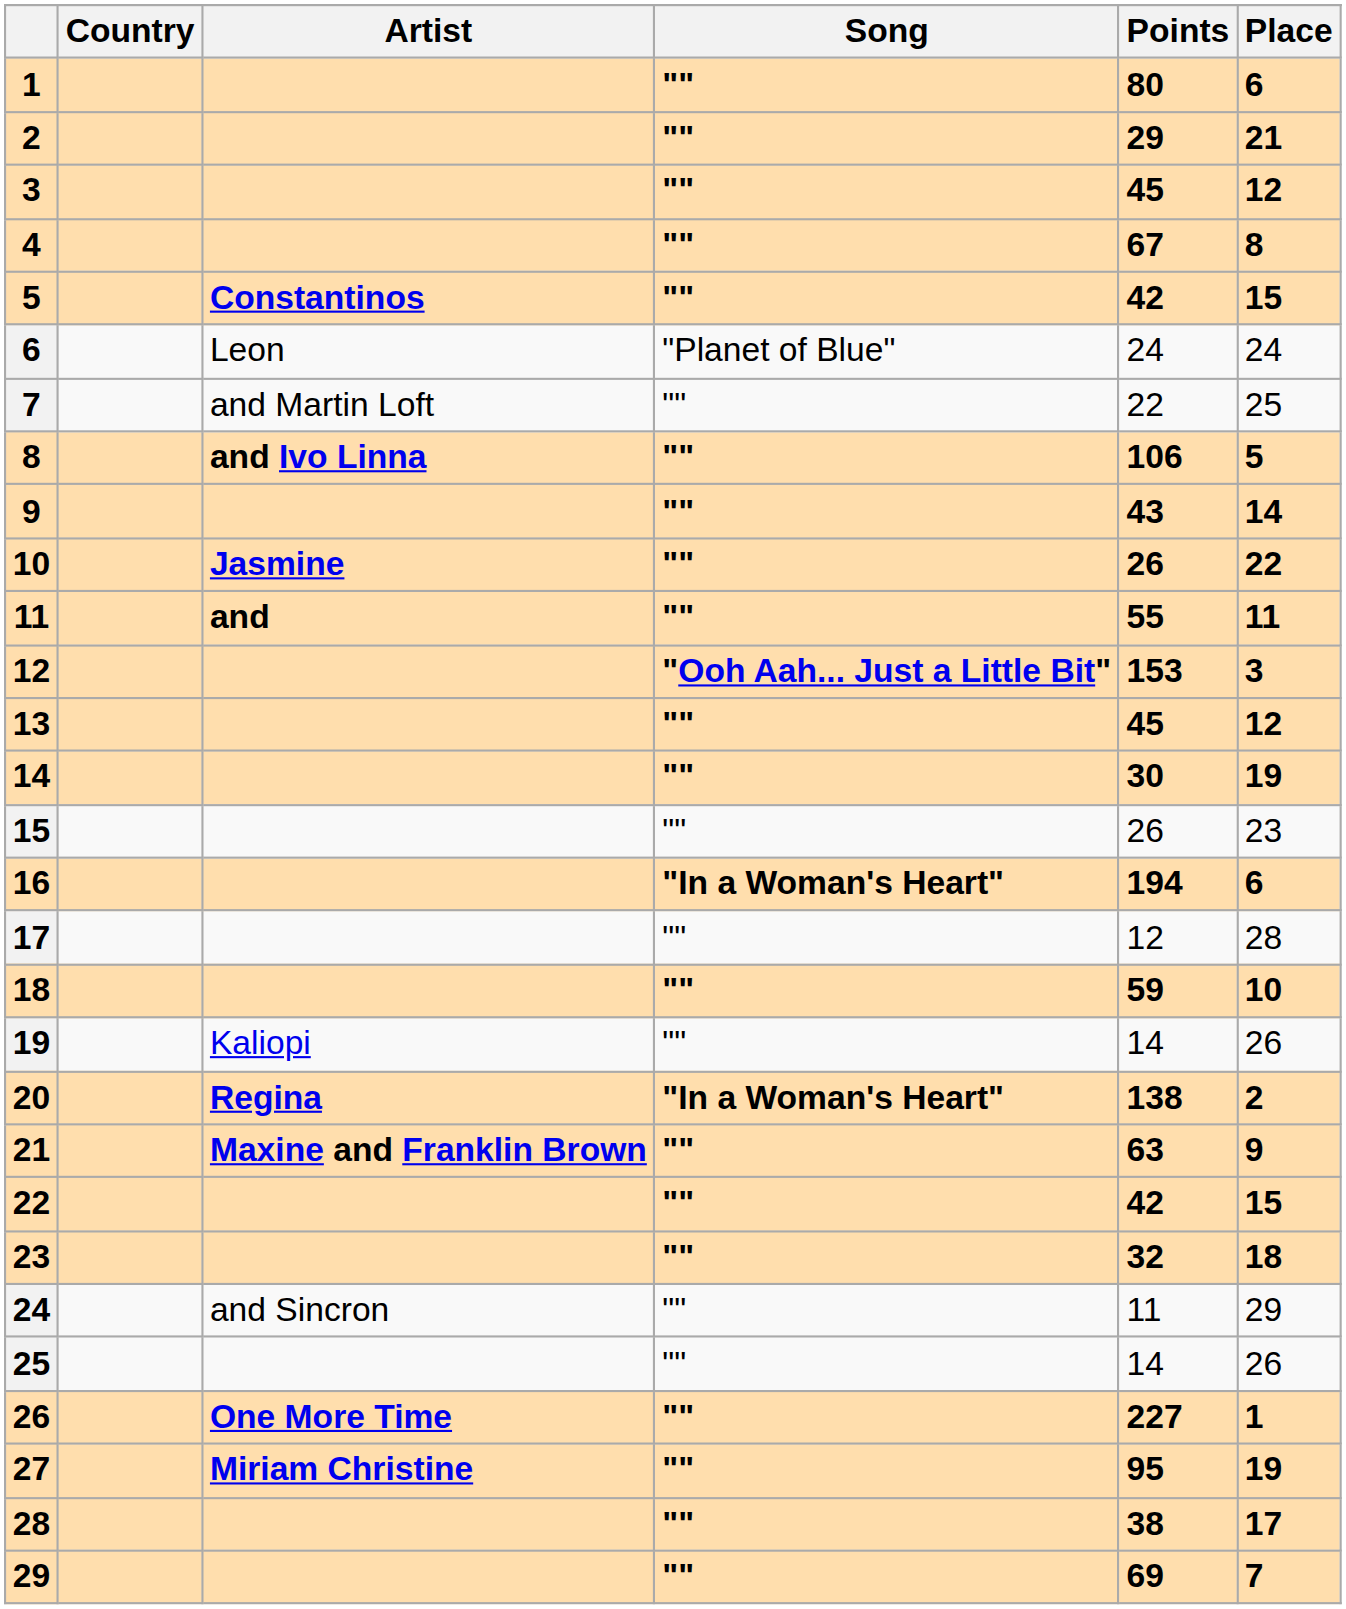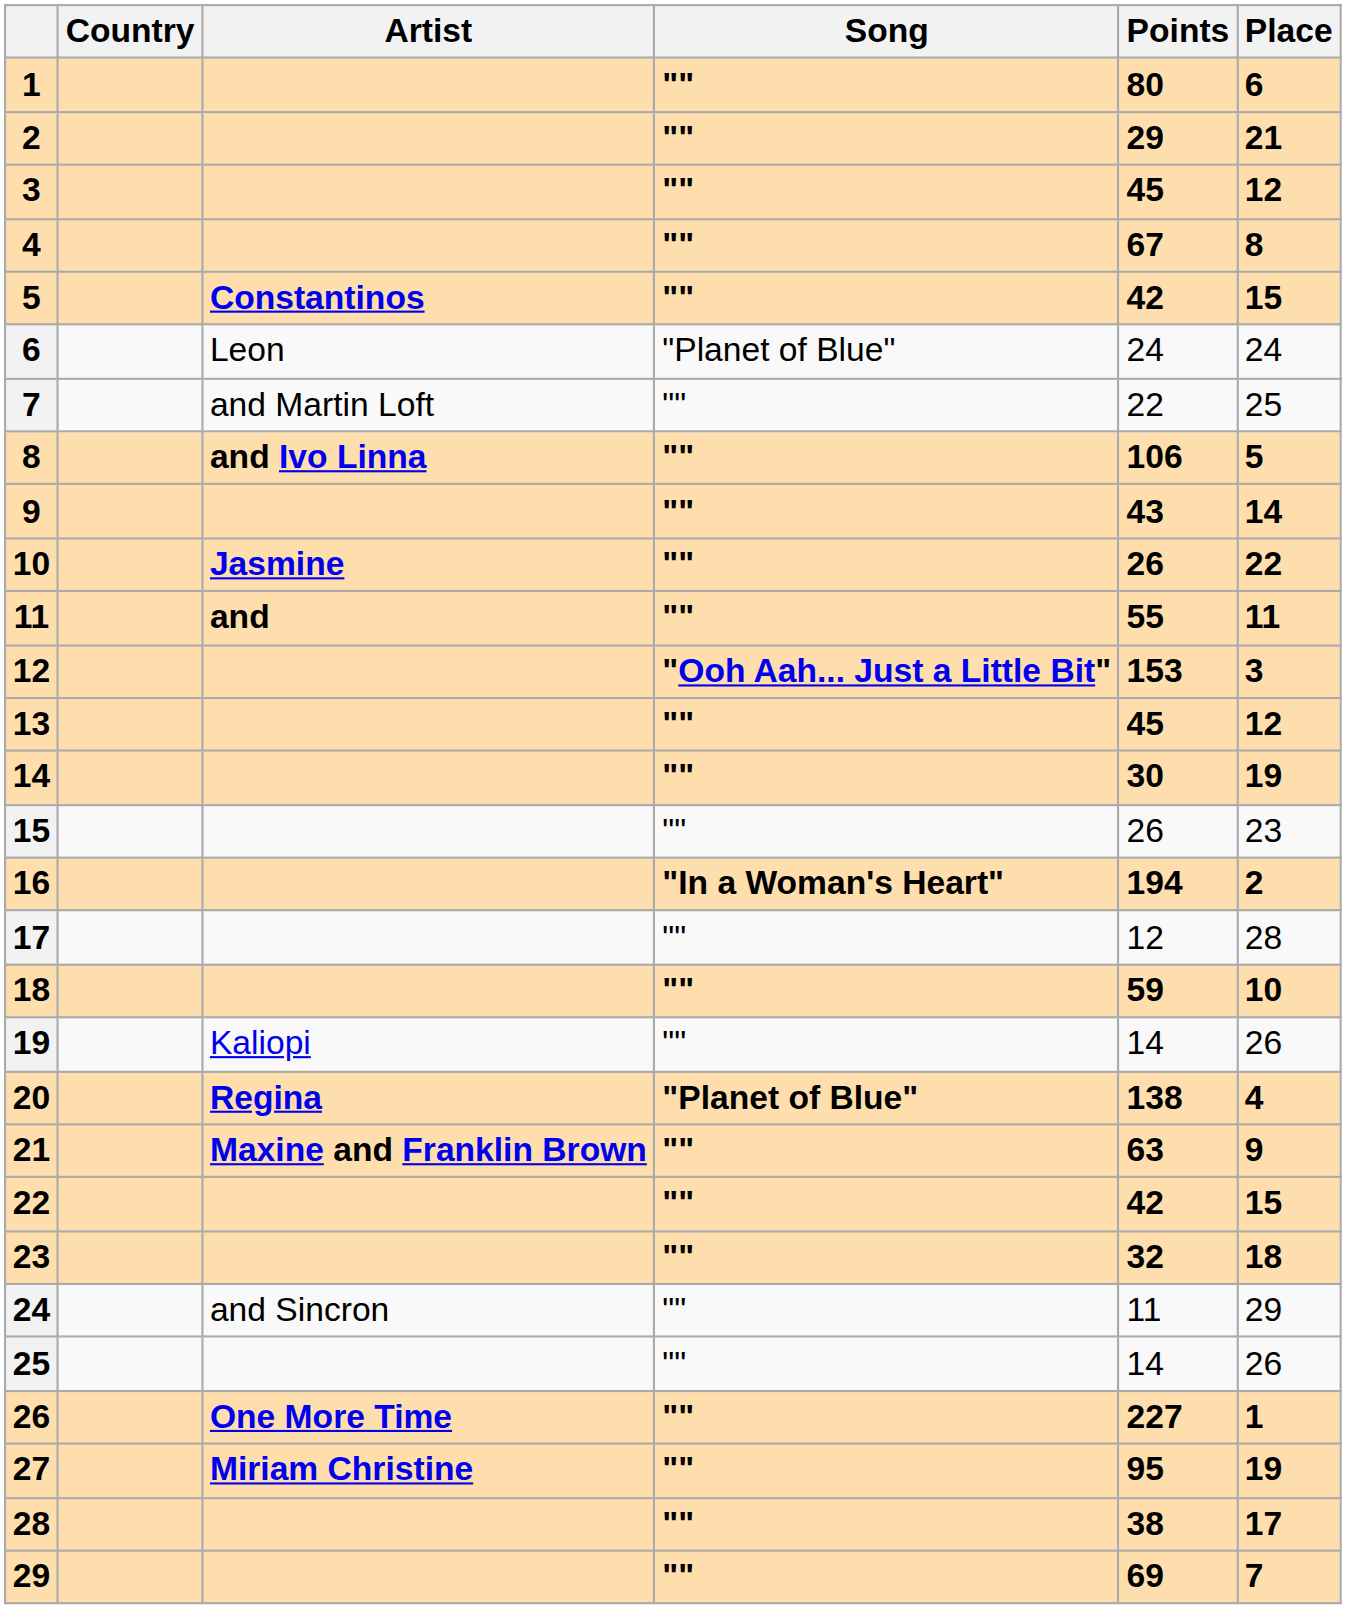(1254, 883) 6 -> (1254, 883) 2
(833, 1096) "In a Woman's Heart" -> (790, 1096) "Planet of Blue"
(1254, 1096) 2 -> (1254, 1096) 4
